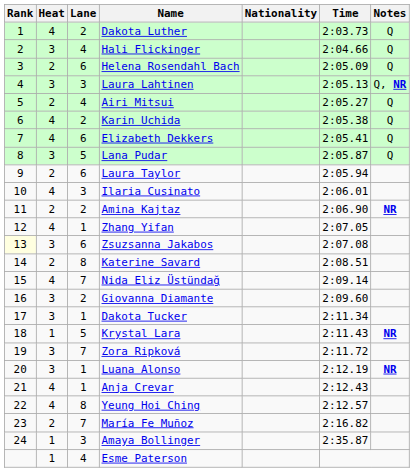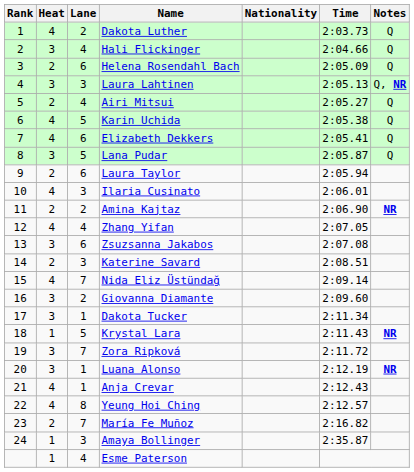(83, 120) 2 -> (83, 120) 5
(83, 227) 1 -> (83, 227) 4
(20, 245) lightyellow background -> (20, 245) no background
(83, 262) 8 -> (83, 262) 3
